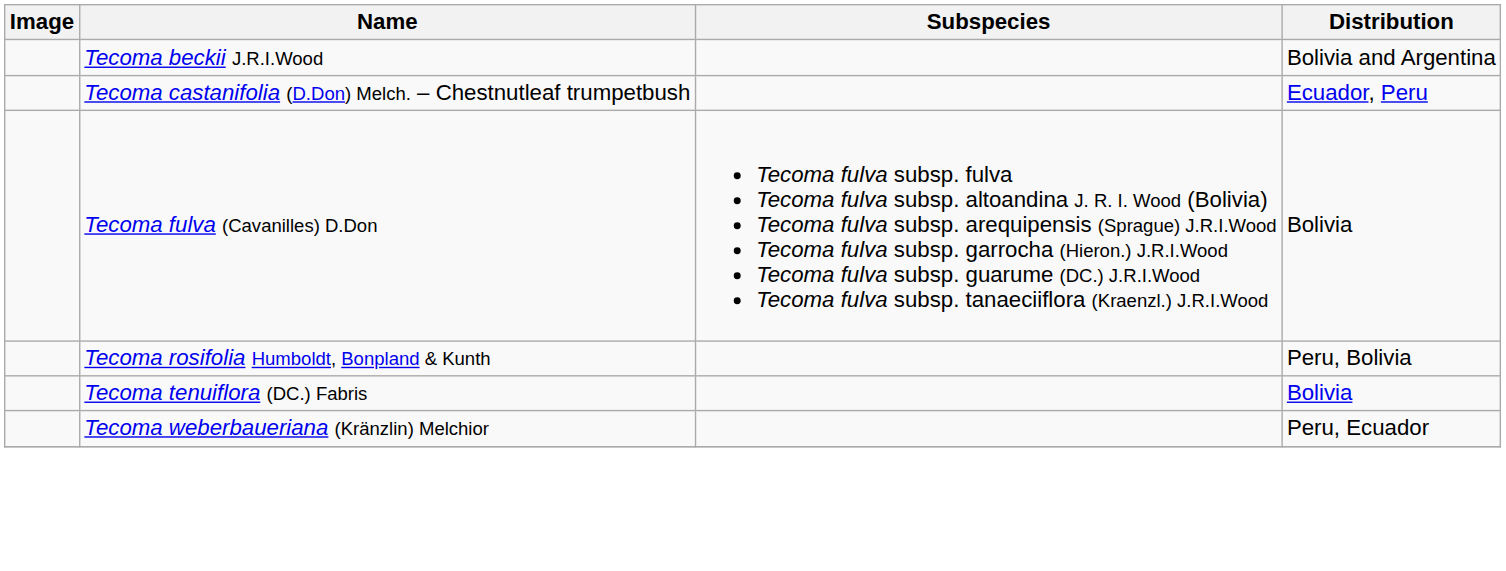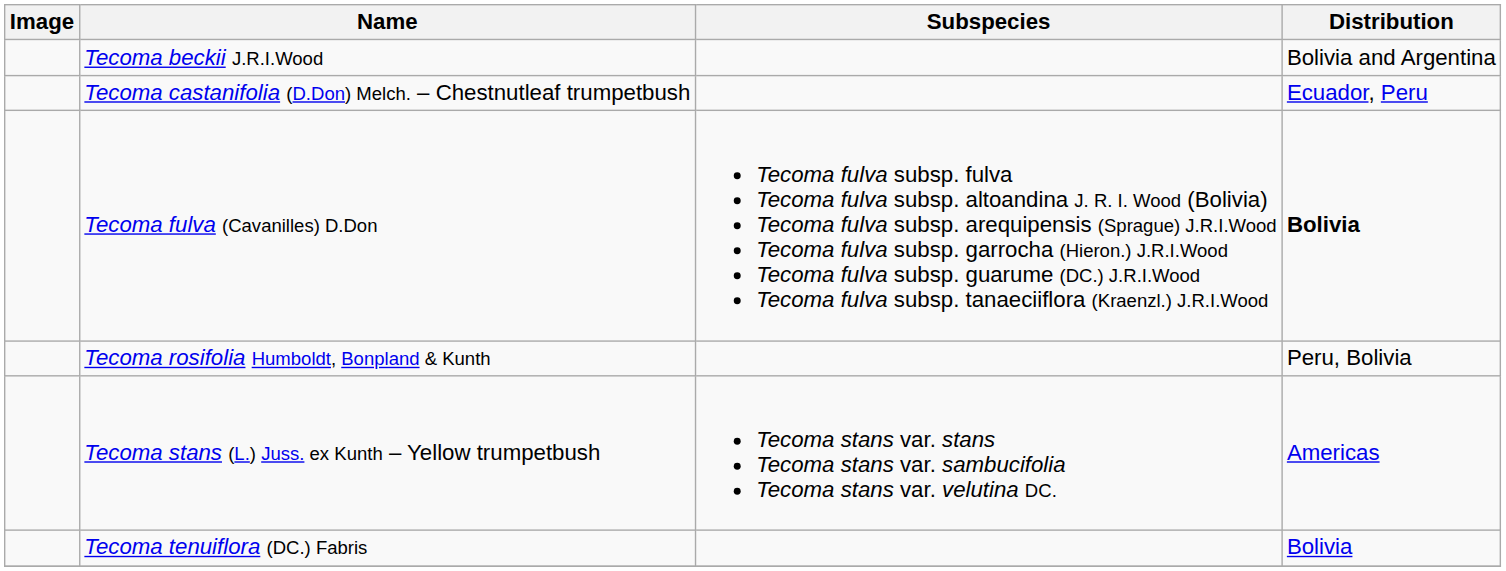(1320, 225) normal -> (1323, 225) bold
+ row: (342, 452)
- row: (287, 428)
